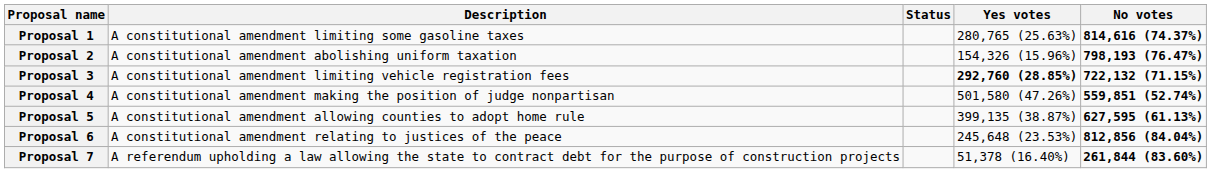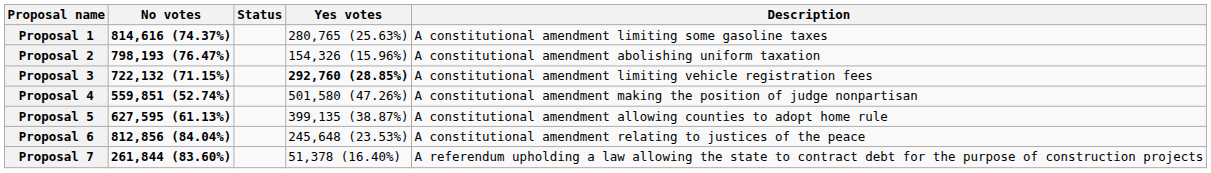columns swapped: (506, 15) <-> (1143, 15)
